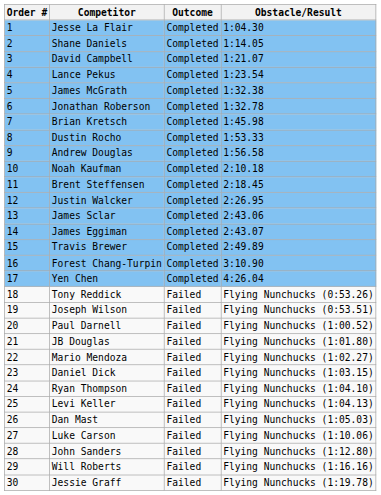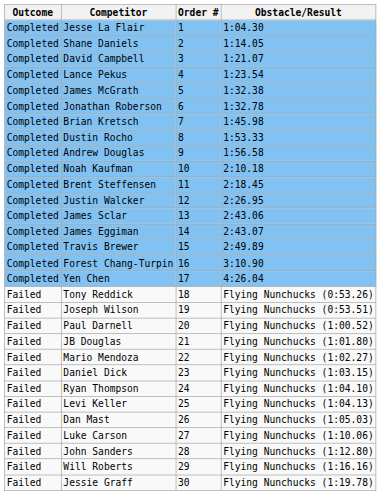columns swapped: (27, 12) <-> (192, 12)
